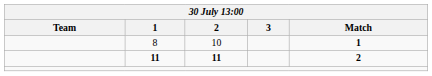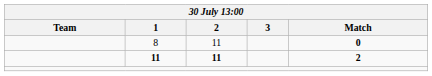(216, 43) 10 -> (216, 43) 11
(358, 43) 1 -> (358, 43) 0
